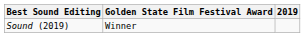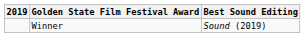columns swapped: (287, 11) <-> (54, 11)
